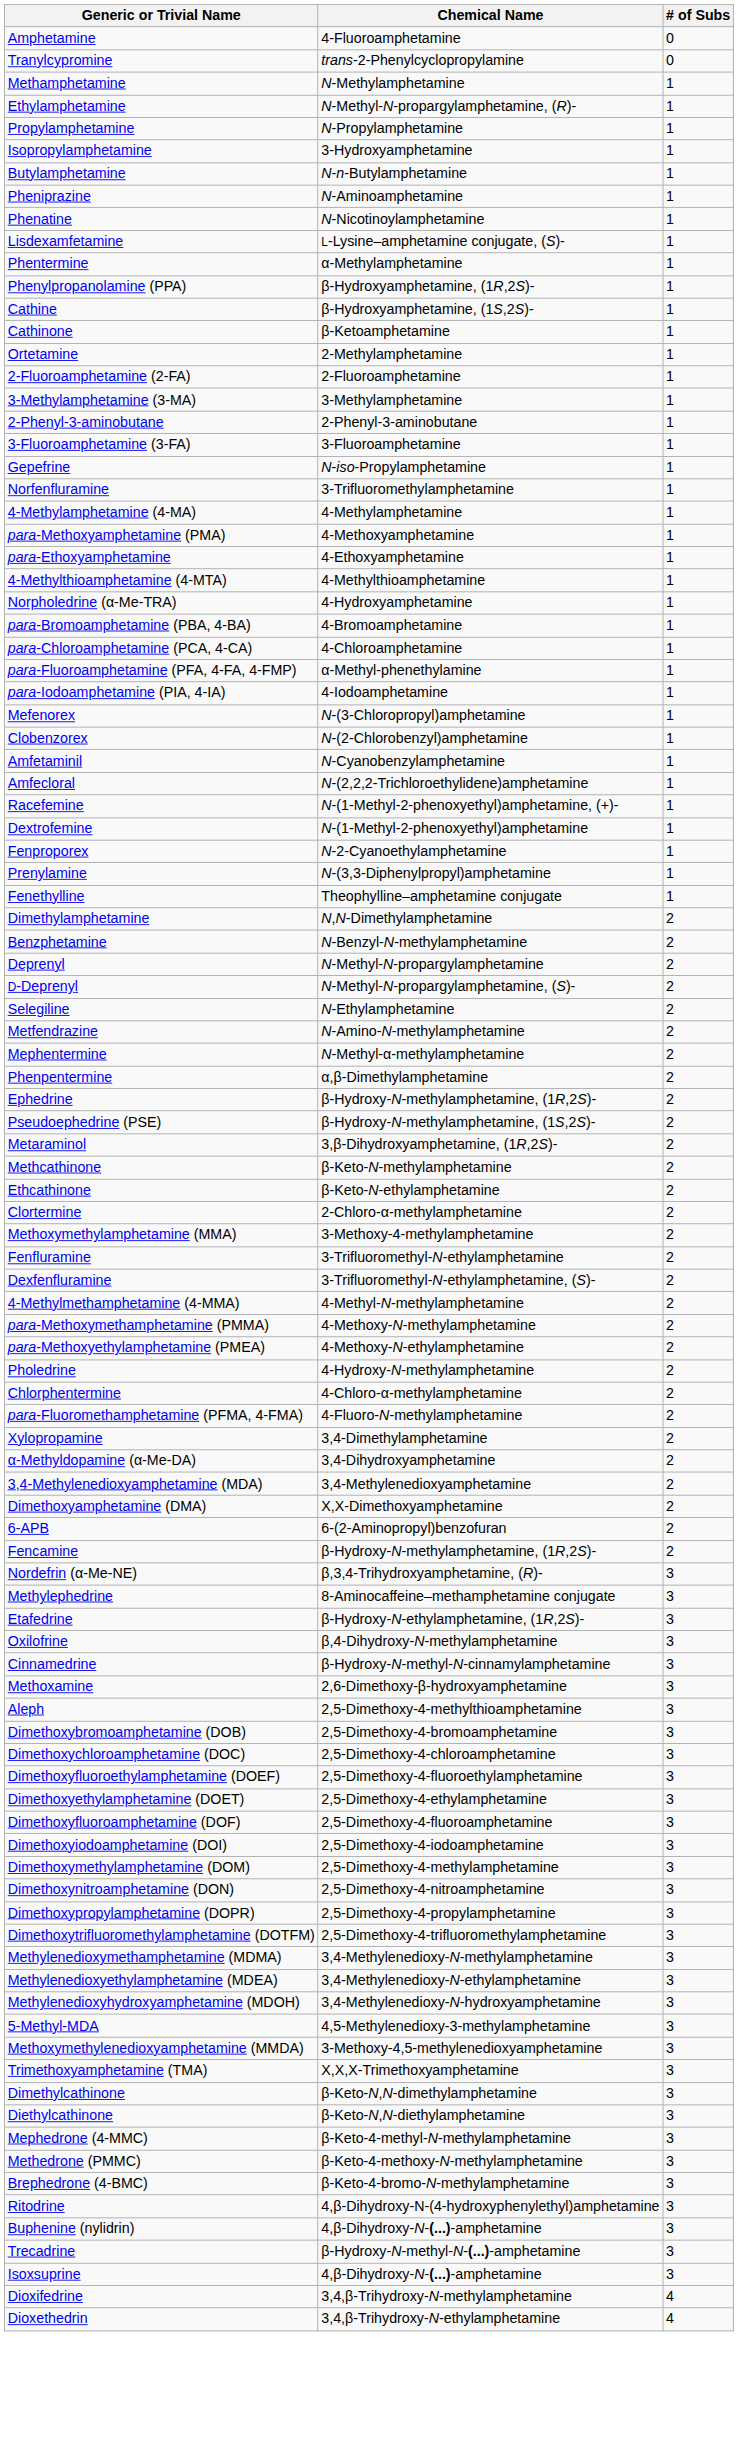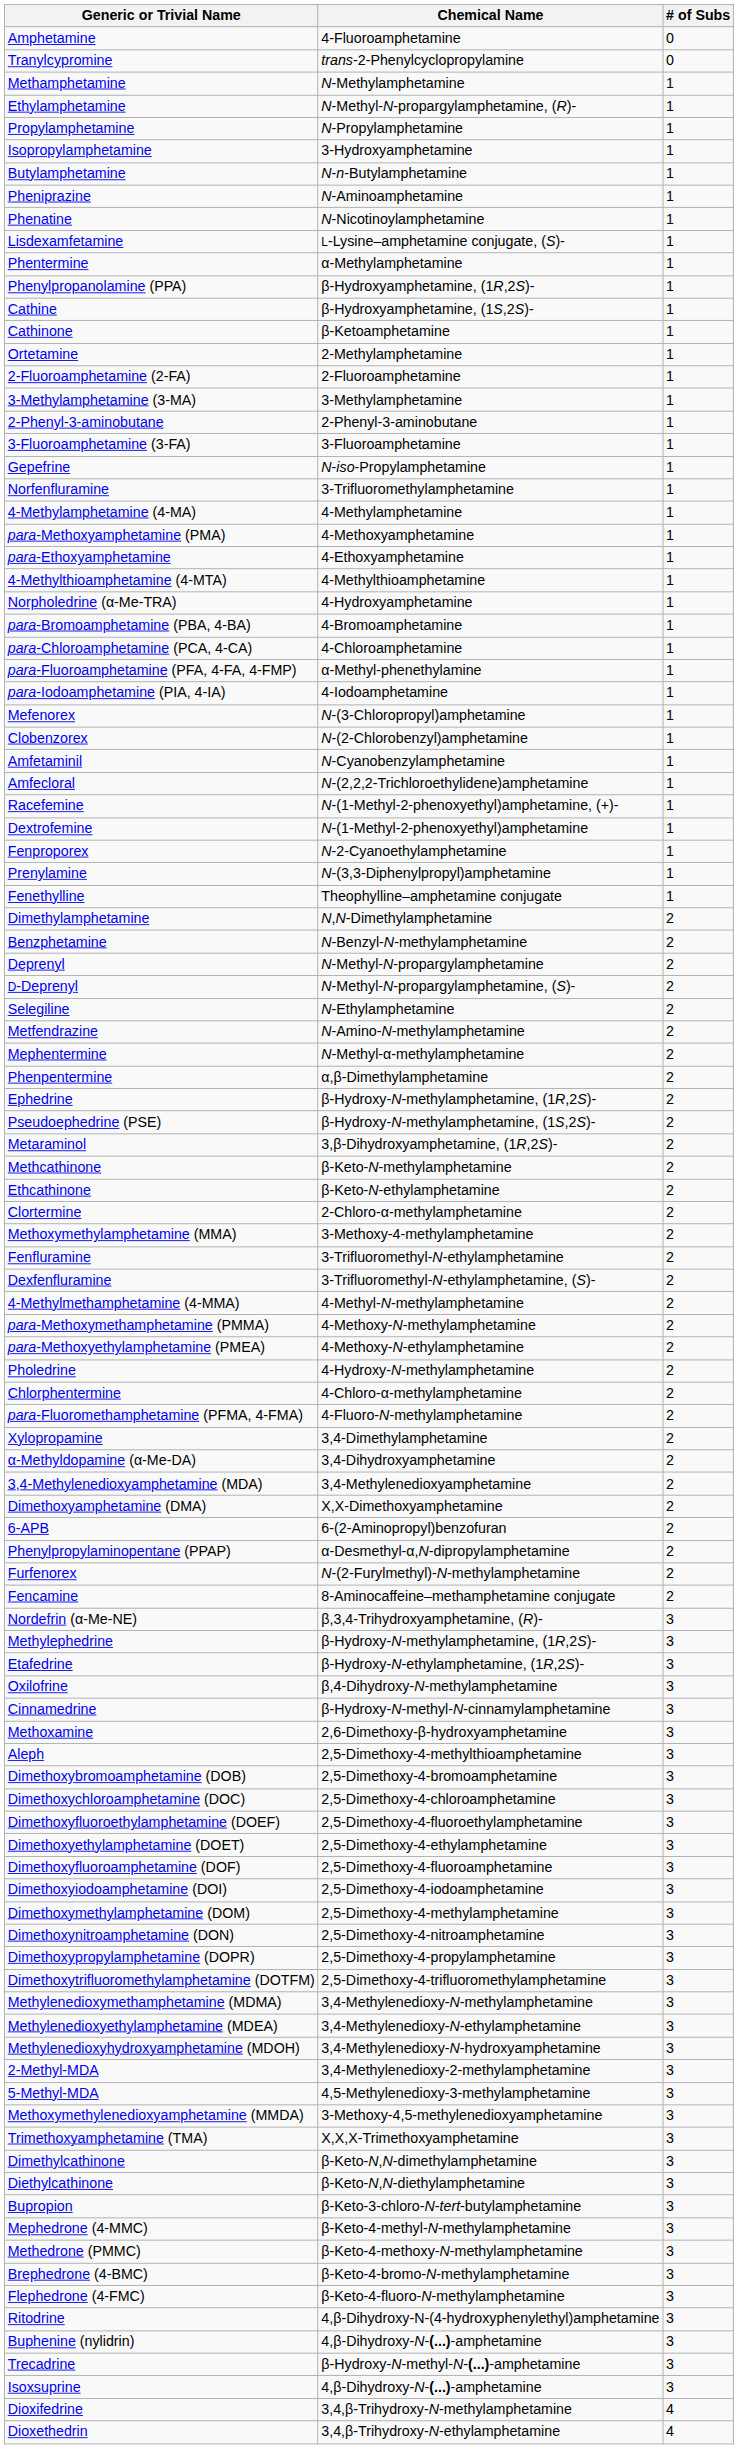+ row: (119, 1551)
+ row: (42, 1574)
(459, 1551) β-Hydroxy-N-methylamphetamine, (1R,2S)- -> (468, 1596) 8-Aminocaffeine–methamphetamine conjugate
(468, 1596) 8-Aminocaffeine–methamphetamine conjugate -> (459, 1641) β-Hydroxy-N-methylamphetamine, (1R,2S)-
+ row: (53, 2070)
+ row: (40, 2206)
+ row: (76, 2296)
